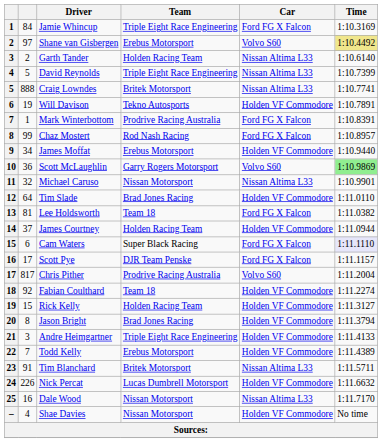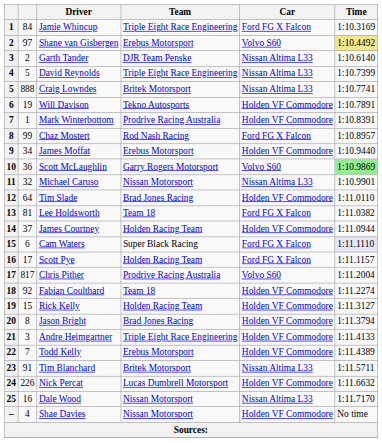(163, 58) Holden Racing Team -> (157, 58) DJR Team Penske
(276, 120) Ford FG X Falcon -> (287, 120) Holden VF Commodore
(157, 259) DJR Team Penske -> (163, 259) Holden Racing Team
